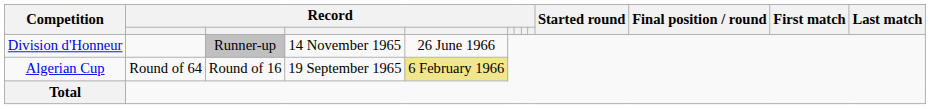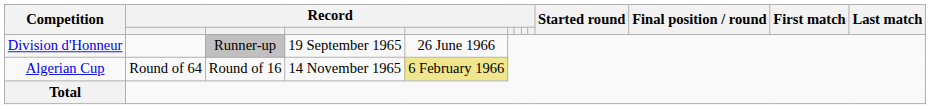(345, 45) 14 November 1965 -> (345, 45) 19 September 1965
(345, 68) 19 September 1965 -> (345, 68) 14 November 1965
